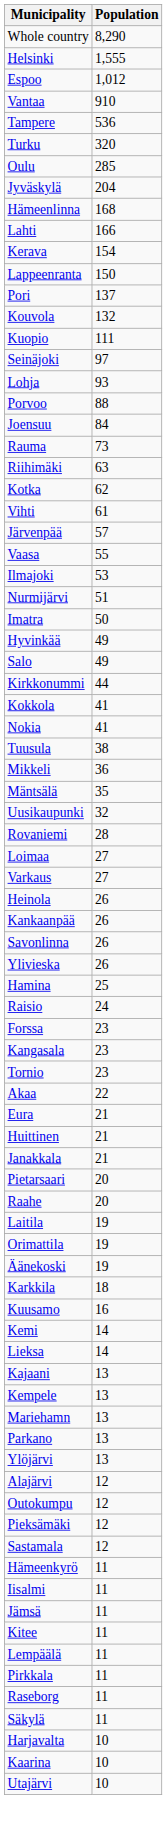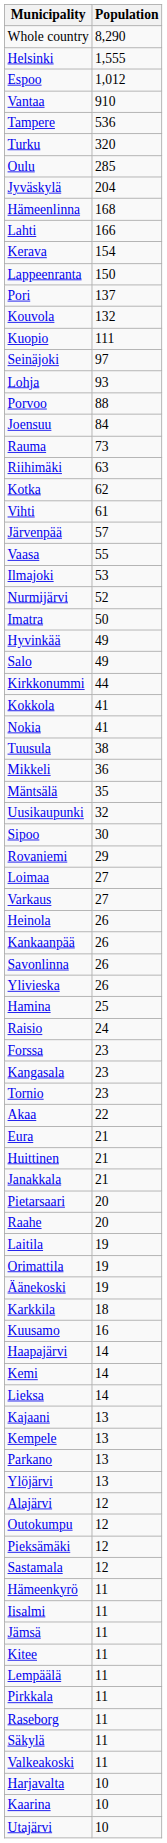(102, 597) 51 -> (102, 597) 52
+ row: (23, 834)
(102, 834) 28 -> (102, 856) 29
+ row: (37, 1352)
- row: (39, 1417)
+ row: (41, 1762)
